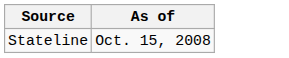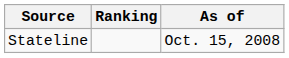+ column: (126, 17)
